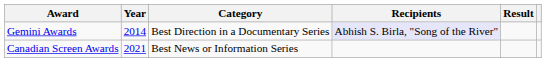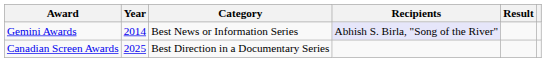(240, 31) Best Direction in a Documentary Series -> (225, 31) Best News or Information Series
(135, 48) 2021 -> (135, 48) 2025
(225, 48) Best News or Information Series -> (240, 48) Best Direction in a Documentary Series
